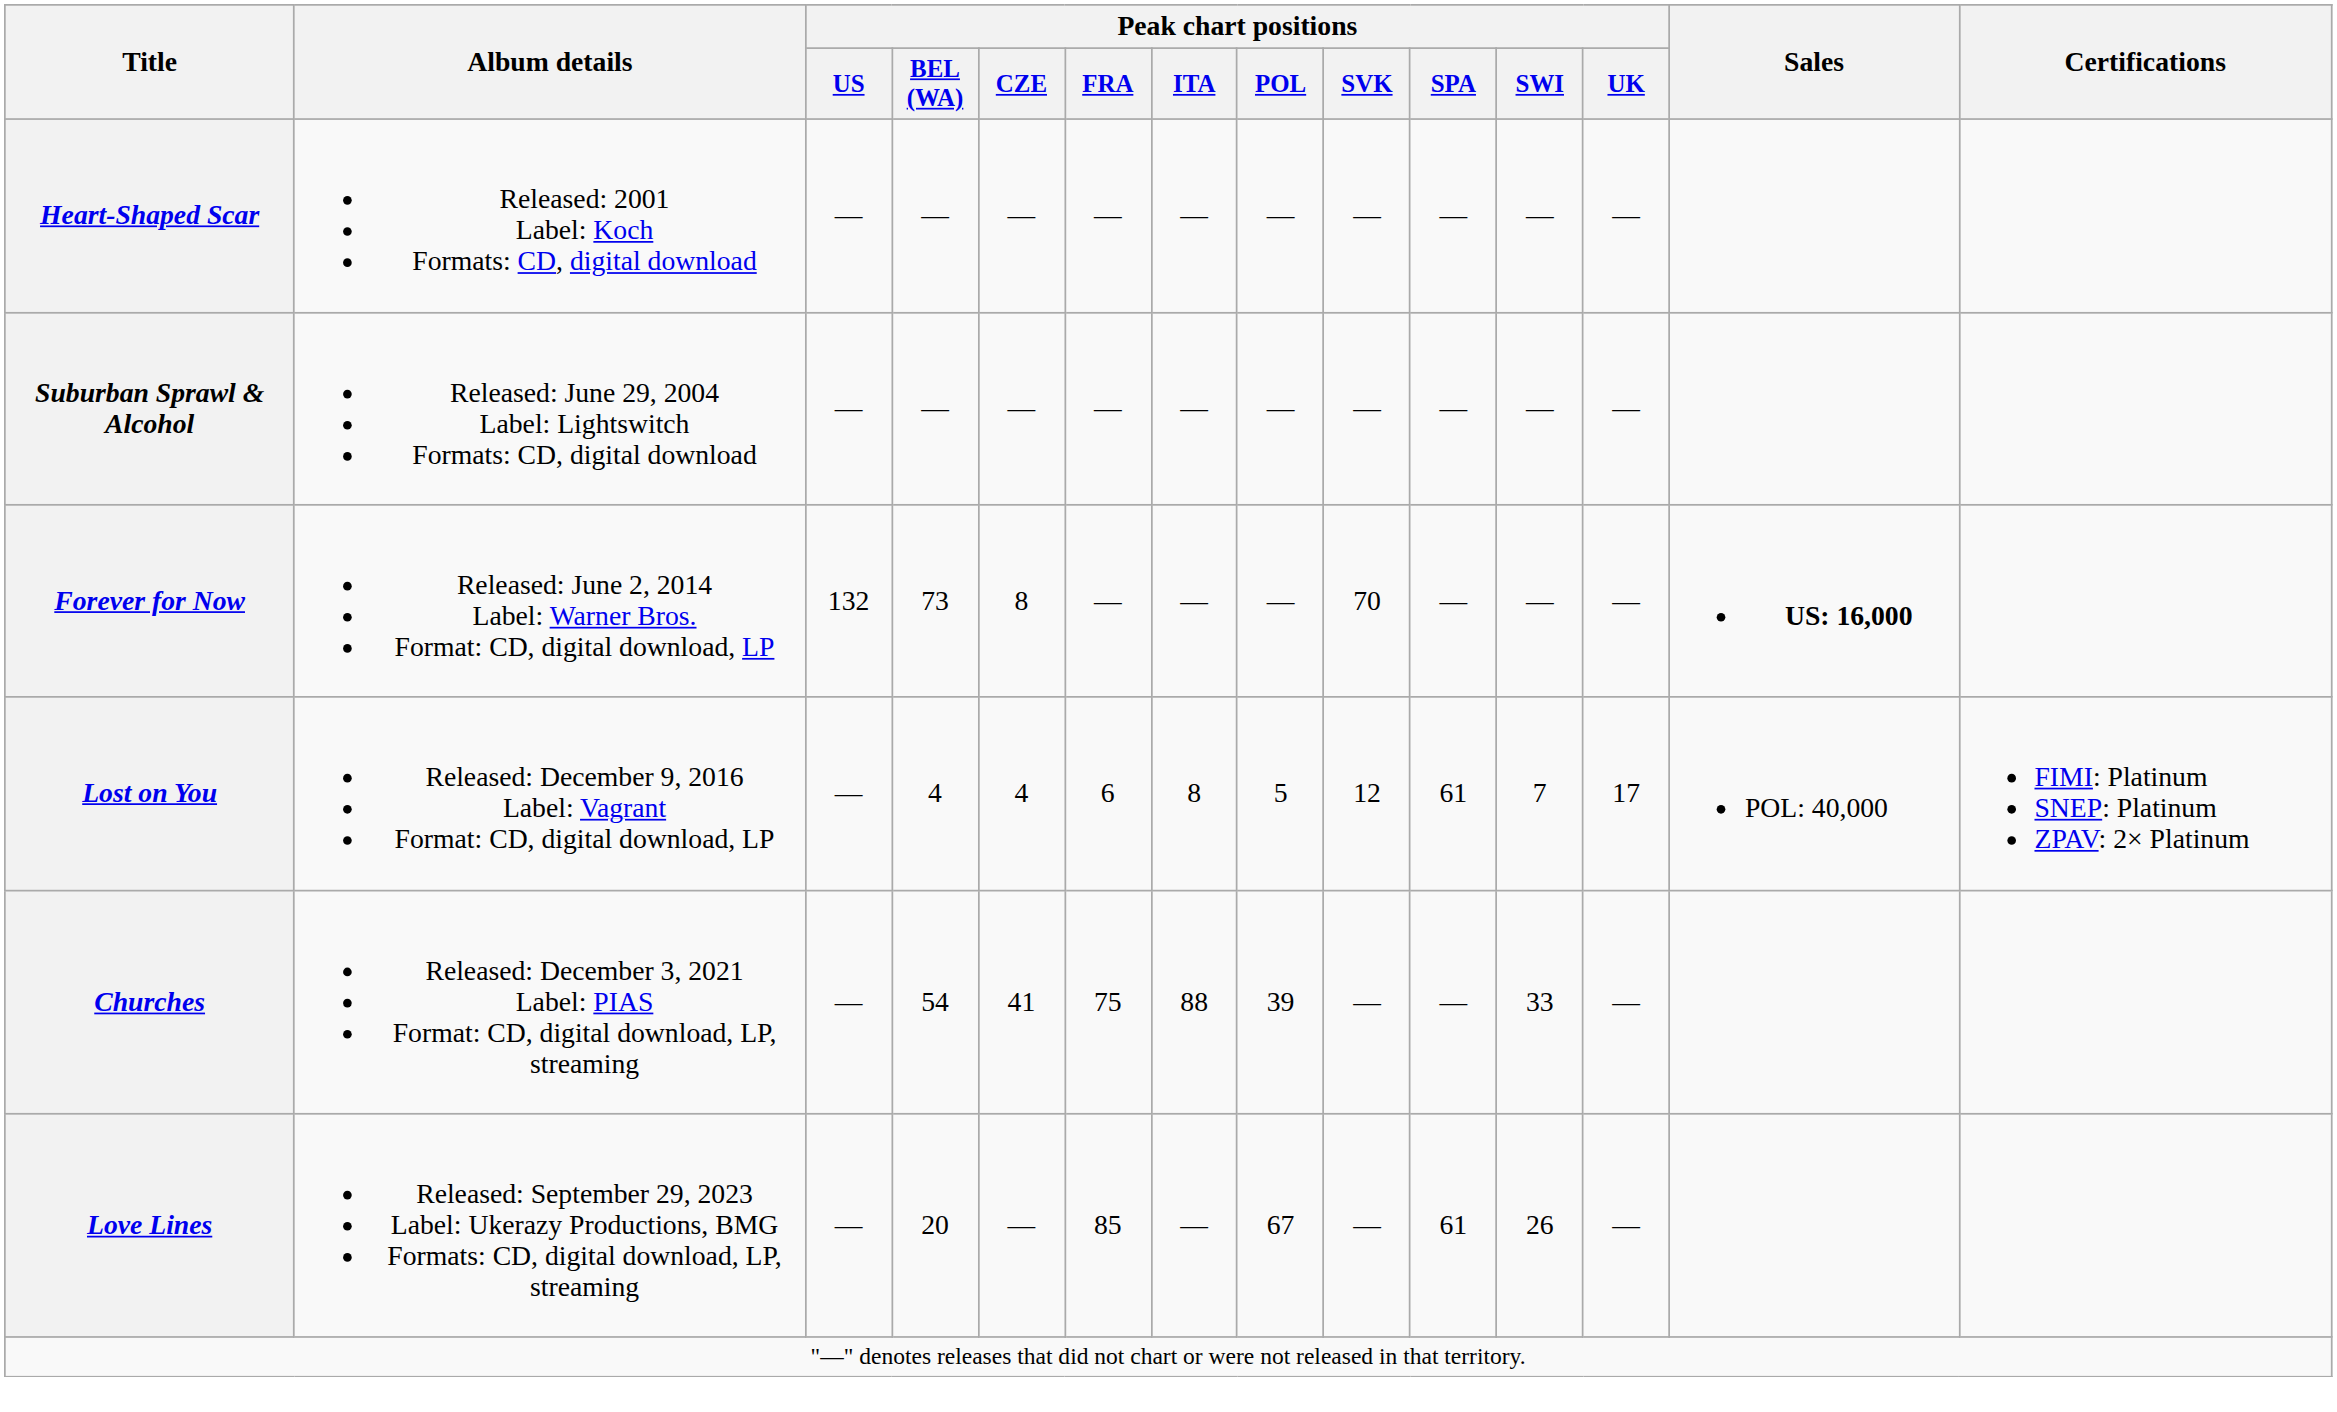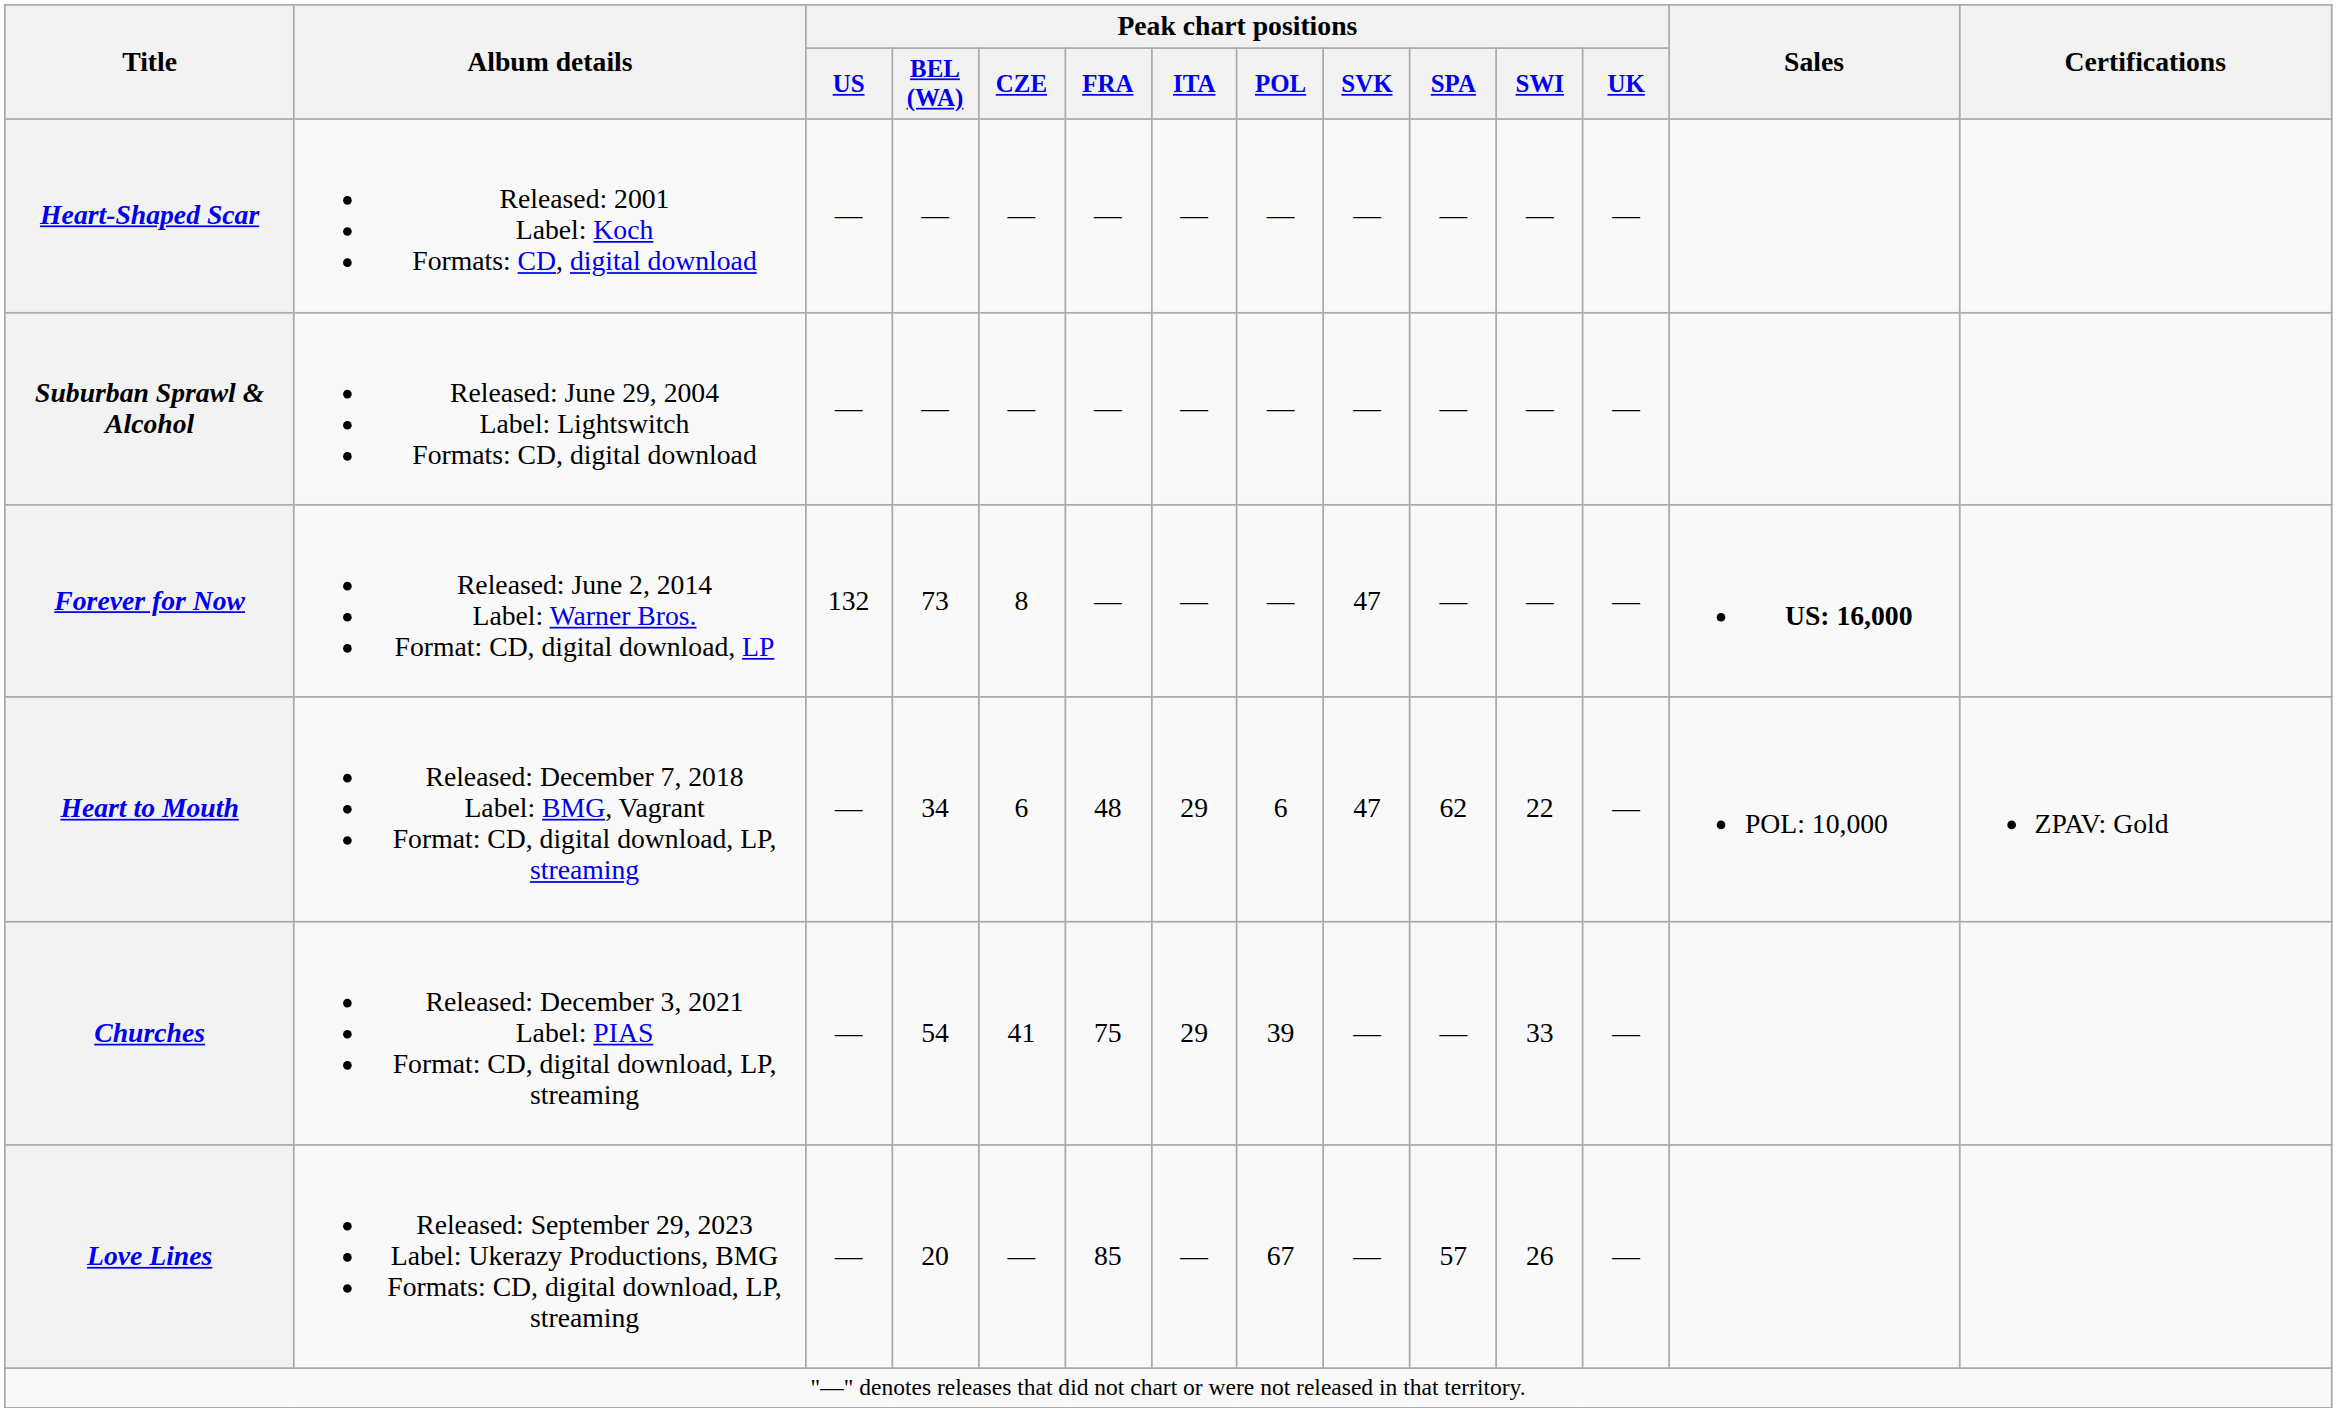(1367, 600) 70 -> (1367, 600) 47
- row: (150, 793)
+ row: (150, 808)
(1194, 1001) 88 -> (1194, 1032) 29
(1453, 1225) 61 -> (1453, 1256) 57
